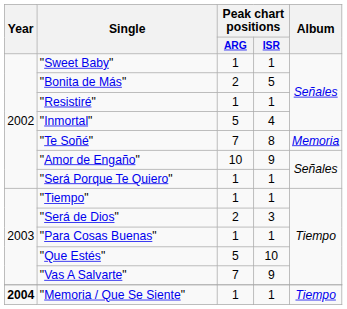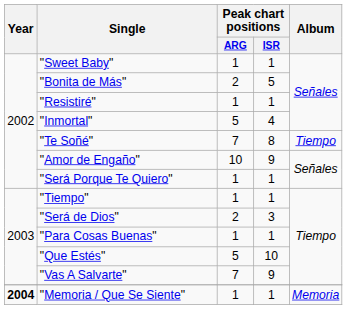(316, 140) Memoria -> (316, 140) Tiempo
(316, 294) Tiempo -> (316, 294) Memoria
